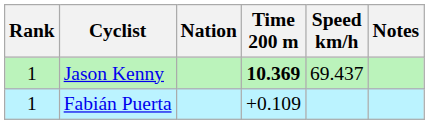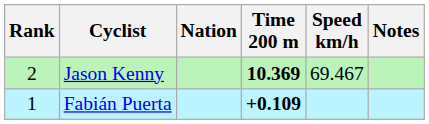(32, 72) 1 -> (32, 72) 2
(337, 72) 69.437 -> (337, 72) 69.467
(273, 103) normal -> (273, 103) bold
